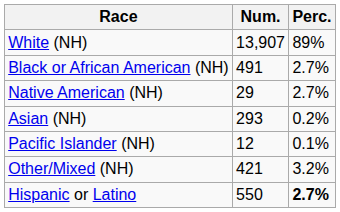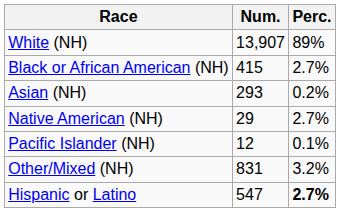(249, 67) 491 -> (249, 67) 415
rows swapped: (86, 93) <-> (47, 118)
(249, 169) 421 -> (249, 169) 831
(249, 194) 550 -> (249, 194) 547
